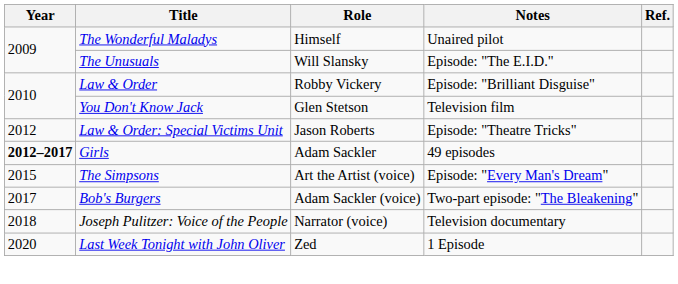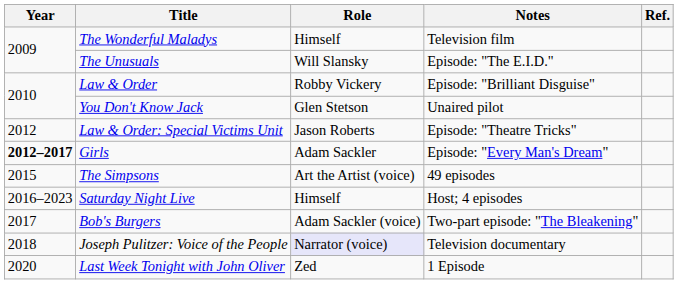(465, 38) Unaired pilot -> (471, 38) Television film
(471, 107) Television film -> (465, 107) Unaired pilot
(461, 152) 49 episodes -> (518, 152) Episode: "Every Man's Dream"
(518, 175) Episode: "Every Man's Dream" -> (461, 175) 49 episodes
+ row: (137, 198)
(341, 221) no background -> (341, 244) lavender background
